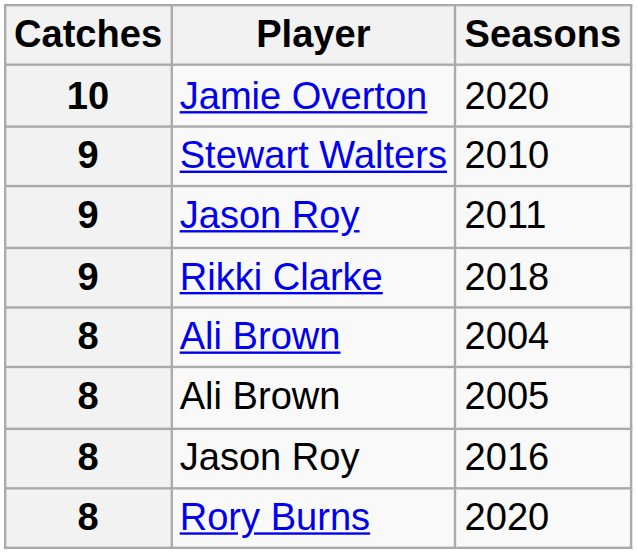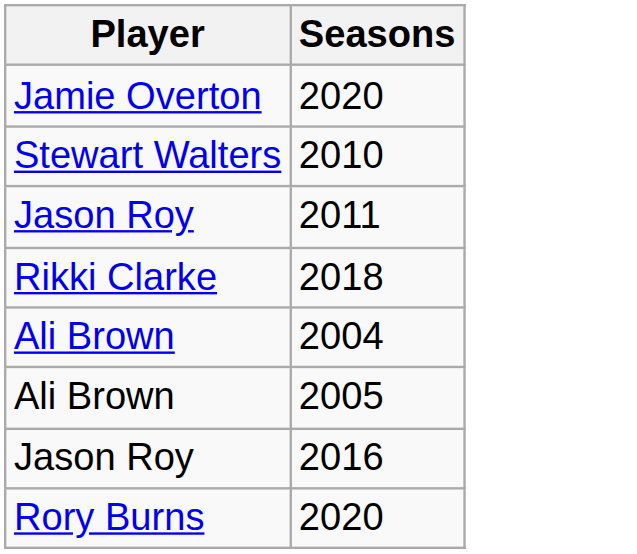- column: (88, 34)
